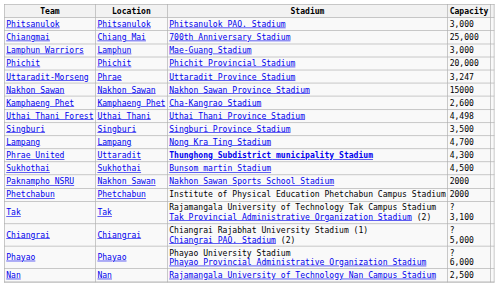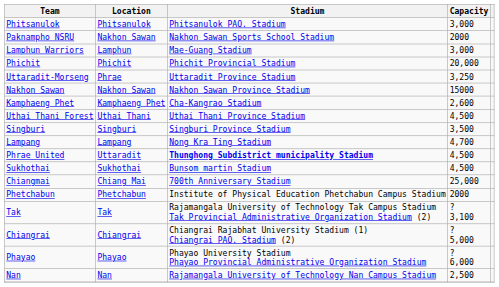rows swapped: (28, 37) <-> (40, 182)
(462, 77) 3,247 -> (462, 77) 3,250
(462, 116) 4,498 -> (462, 116) 4,500
(462, 155) 4,300 -> (462, 155) 4,500
